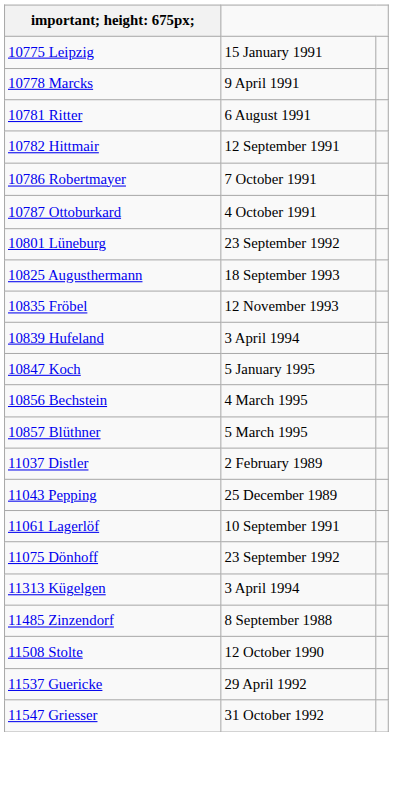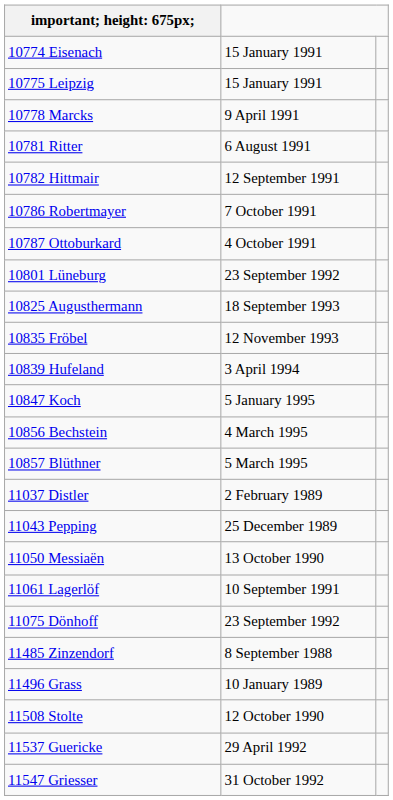+ row: (55, 52)
+ row: (56, 558)
- row: (57, 588)
+ row: (45, 684)
